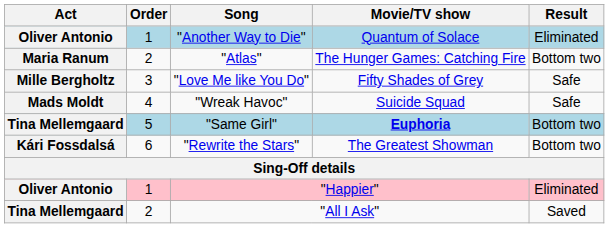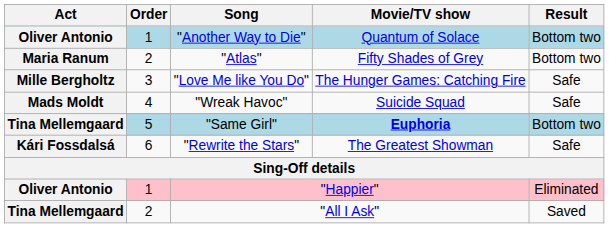(566, 37) Eliminated -> (566, 37) Bottom two
(420, 59) The Hunger Games: Catching Fire -> (420, 59) Fifty Shades of Grey
(420, 80) Fifty Shades of Grey -> (420, 80) The Hunger Games: Catching Fire
(566, 146) Bottom two -> (566, 146) Safe
